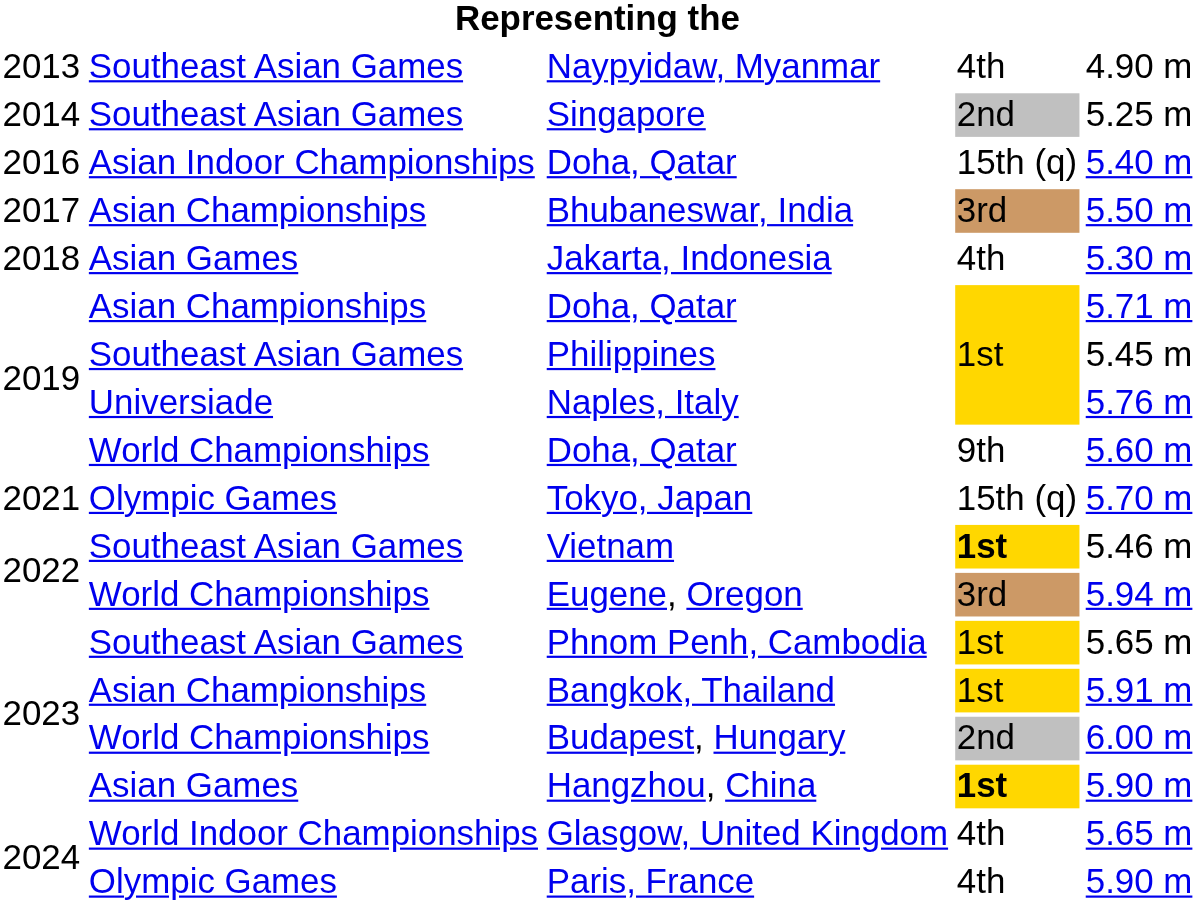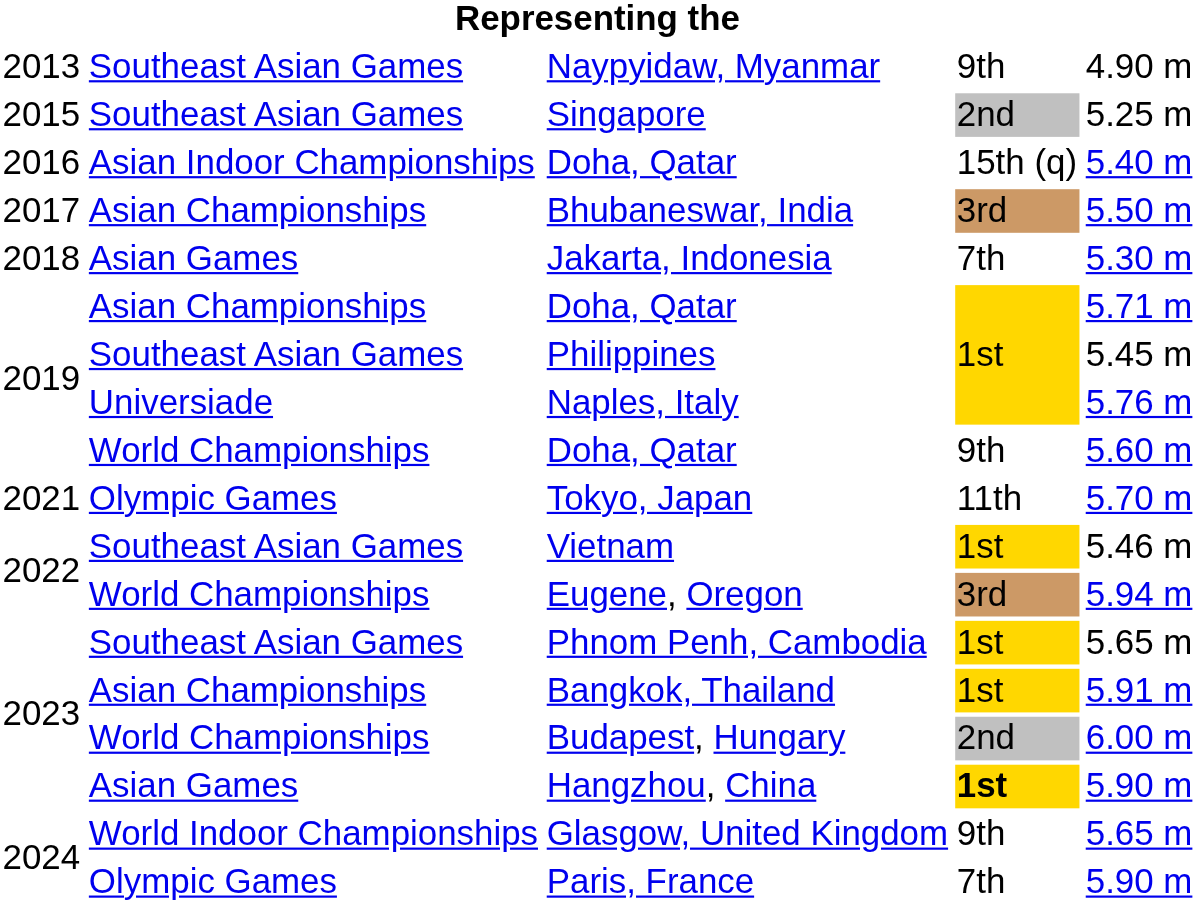(981, 66) 4th -> (981, 66) 9th
(41, 114) 2014 -> (41, 114) 2015
(981, 258) 4th -> (981, 258) 7th
(1017, 498) 15th (q) -> (989, 498) 11th
(982, 546) bold -> (980, 546) normal
(981, 833) 4th -> (981, 833) 9th
(981, 881) 4th -> (981, 881) 7th
